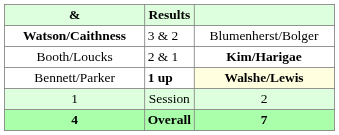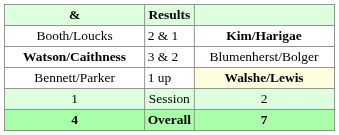rows swapped: (75, 56) <-> (75, 36)
(160, 78) bold -> (159, 78) normal
